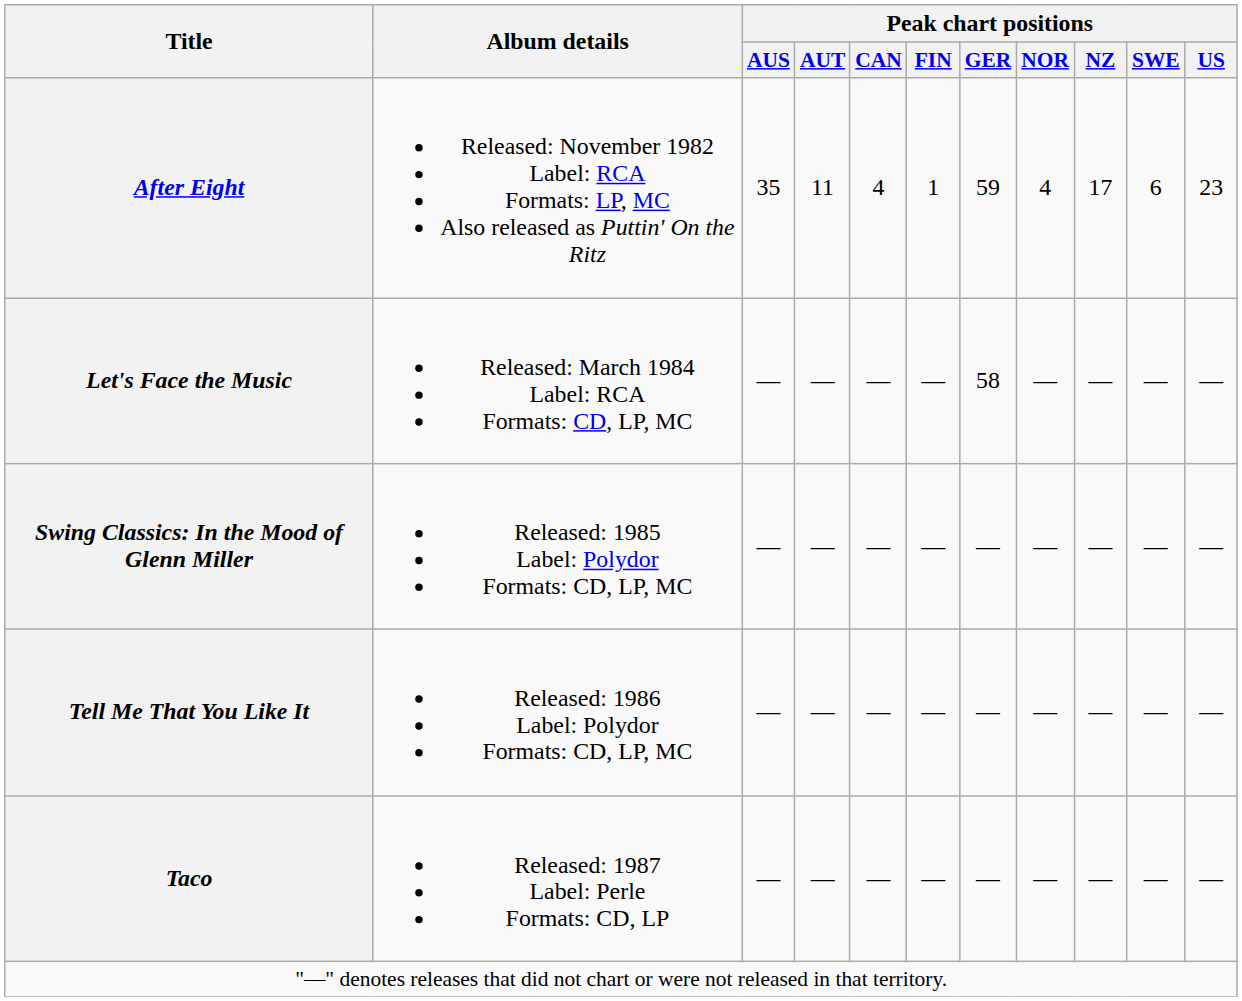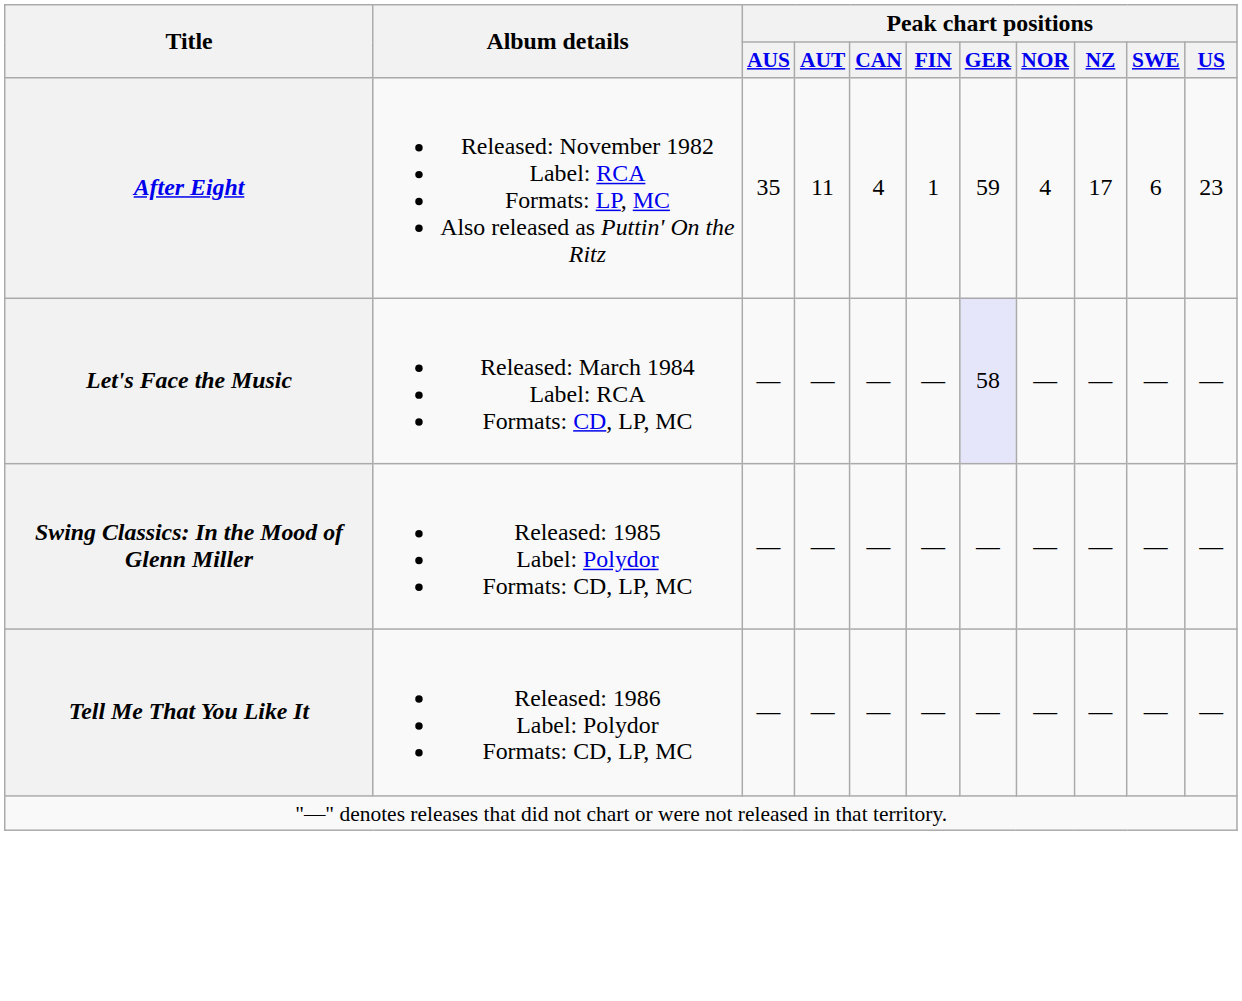(988, 380) no background -> (988, 380) lavender background
- row: (189, 878)
